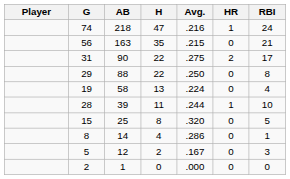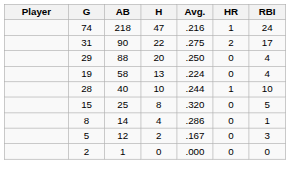- row: (87, 43)
(159, 74) 22 -> (159, 58) 20
(267, 74) 8 -> (267, 58) 4
(123, 105) 39 -> (123, 89) 40
(159, 105) 11 -> (159, 89) 10
